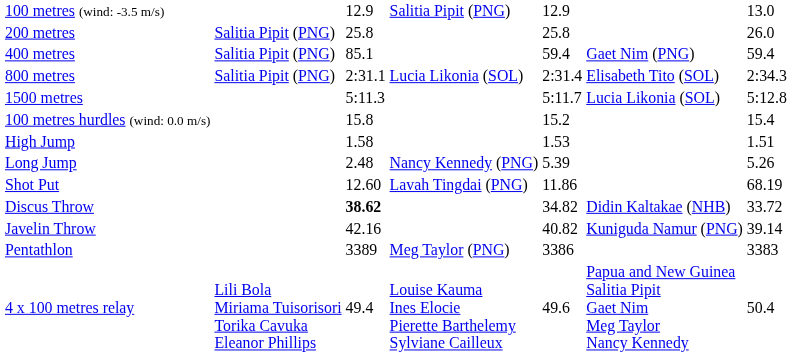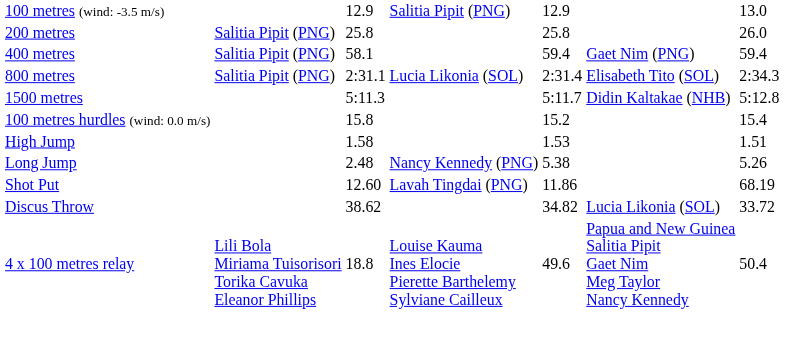(359, 54) 85.1 -> (359, 54) 58.1
(653, 98) Lucia Likonia (SOL) -> (658, 98) Didin Kaltakae (NHB)
(556, 163) 5.39 -> (556, 163) 5.38
(363, 206) bold -> (363, 206) normal
(658, 206) Didin Kaltakae (NHB) -> (653, 206) Lucia Likonia (SOL)
- row: (50, 228)
- row: (39, 250)
(359, 307) 49.4 -> (359, 264) 18.8
